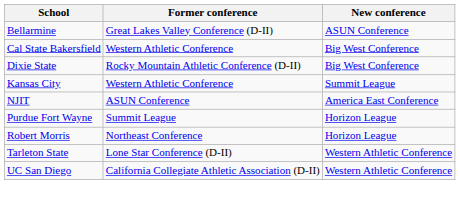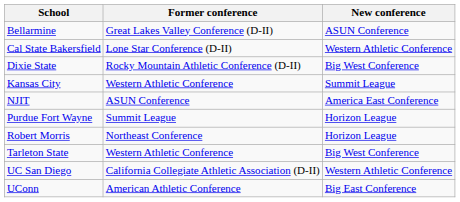(169, 48) Western Athletic Conference -> (169, 48) Lone Star Conference (D-II)
(372, 48) Big West Conference -> (389, 48) Western Athletic Conference
(169, 153) Lone Star Conference (D-II) -> (169, 153) Western Athletic Conference
(389, 153) Western Athletic Conference -> (372, 153) Big West Conference
+ row: (23, 188)
